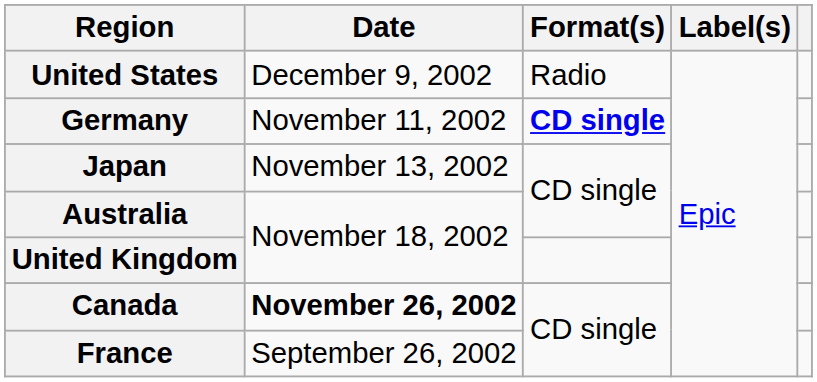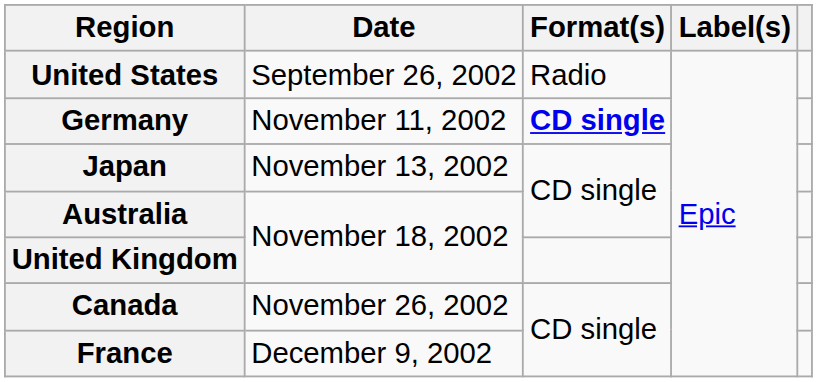(372, 74) December 9, 2002 -> (384, 74) September 26, 2002
(384, 306) bold -> (380, 306) normal
(384, 352) September 26, 2002 -> (372, 352) December 9, 2002
